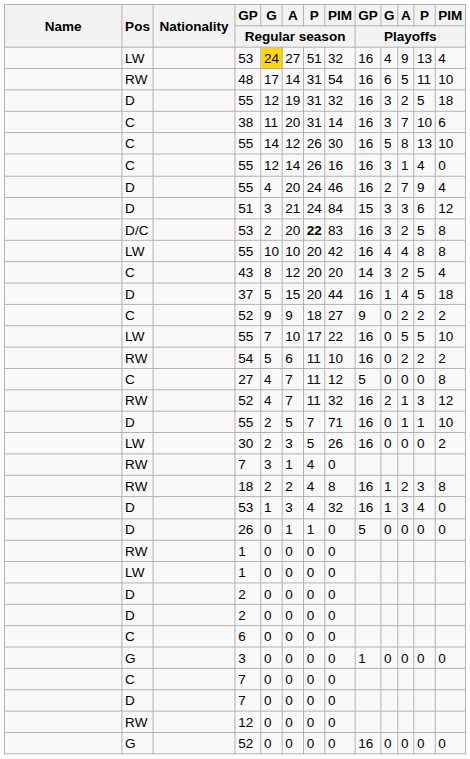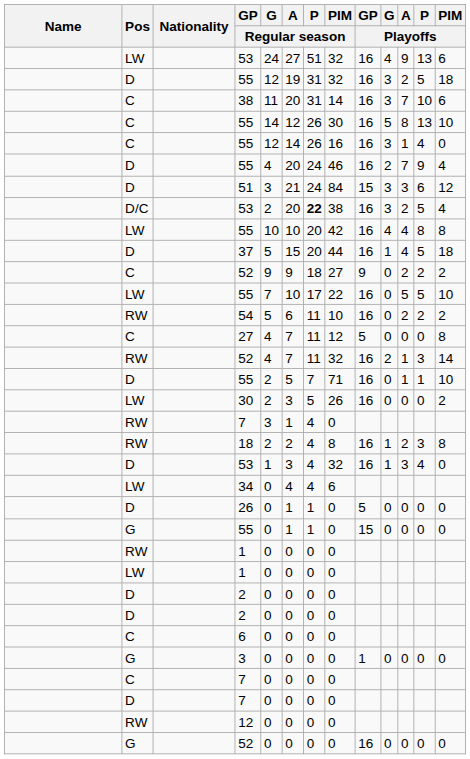(271, 58) gold background -> (271, 58) no background
(442, 58) 4 -> (442, 58) 6
- row: (136, 80)
(335, 229) 83 -> (335, 208) 38
(442, 229) 8 -> (442, 208) 4
- row: (130, 272)
(446, 401) 12 -> (446, 358) 14
+ row: (135, 486)
+ row: (130, 529)
